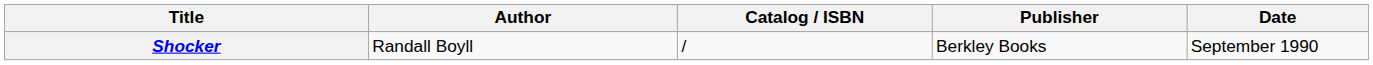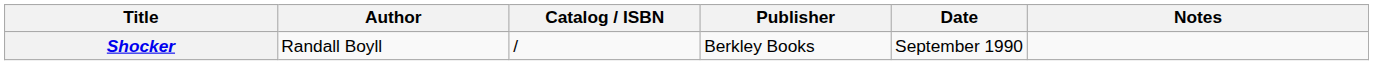+ column: (1198, 18)
